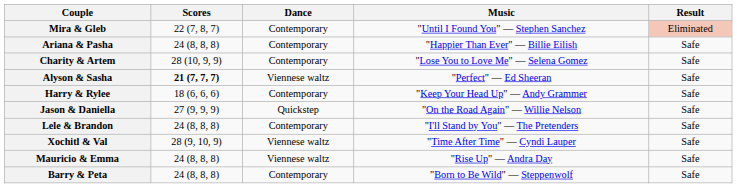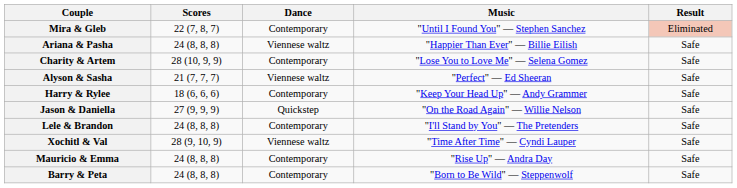(298, 45) Contemporary -> (298, 45) Viennese waltz
(197, 77) bold -> (197, 77) normal
(298, 158) Viennese waltz -> (298, 158) Contemporary
